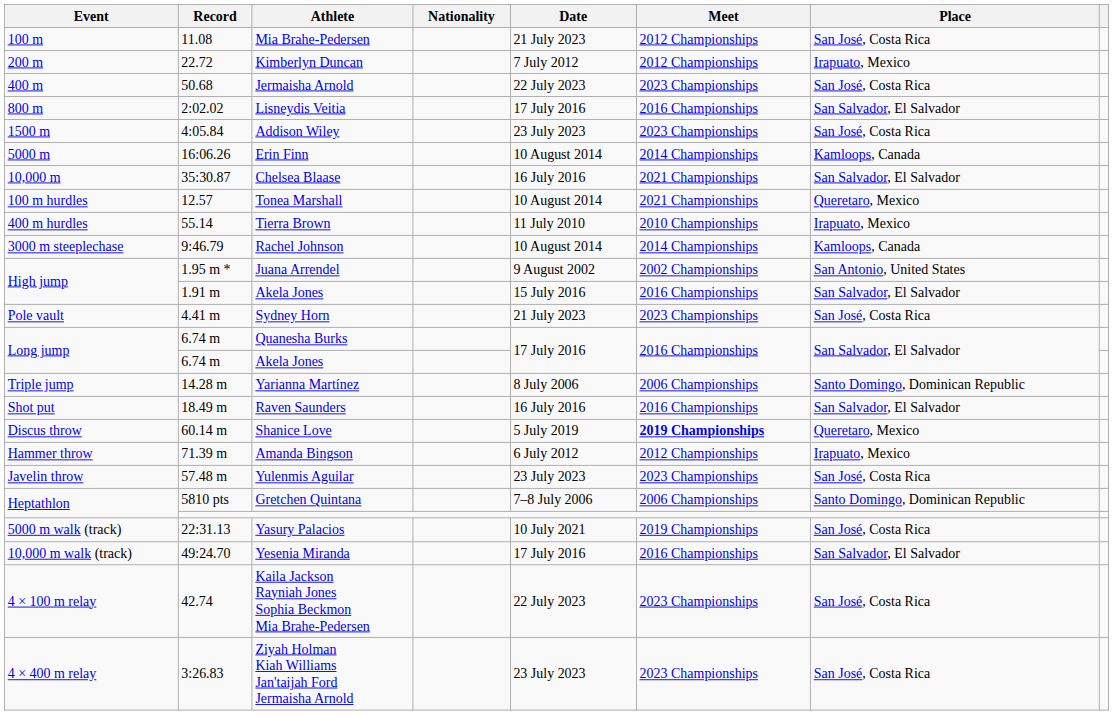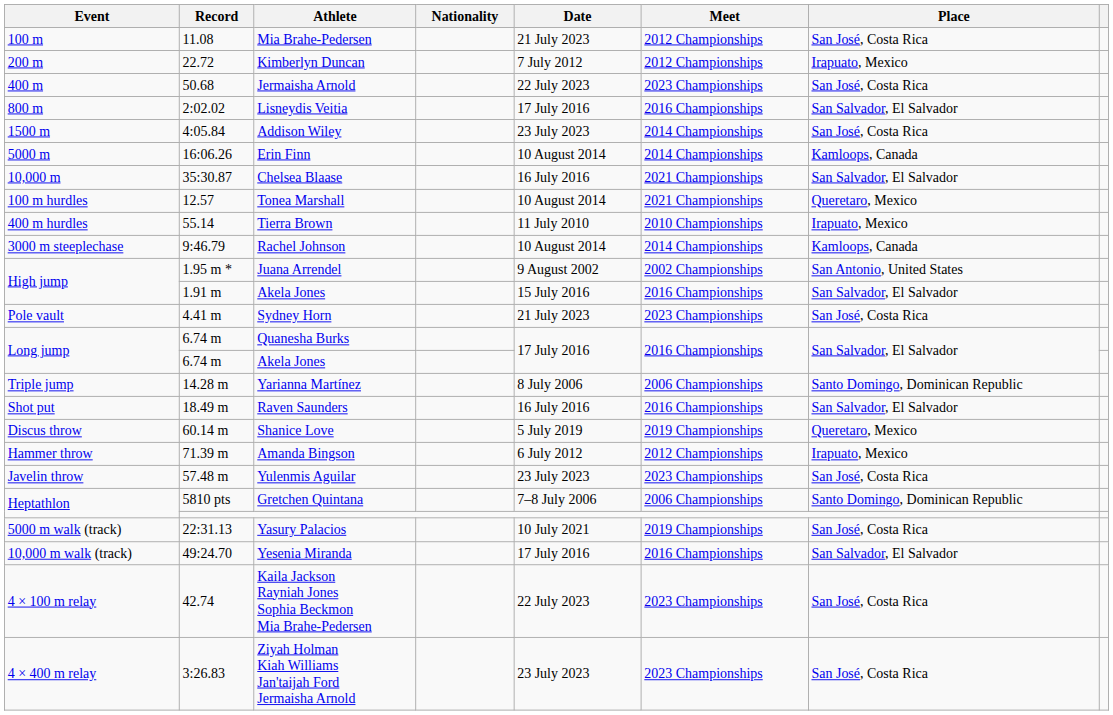(699, 131) 2023 Championships -> (704, 131) 2014 Championships
(702, 431) bold -> (704, 431) normal
